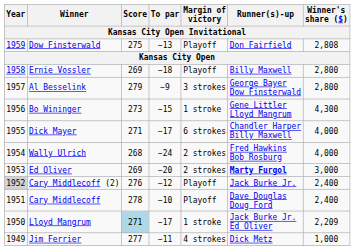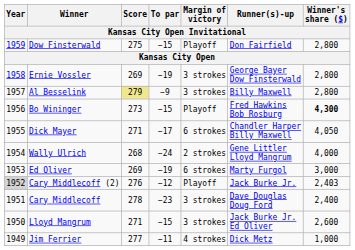(165, 46) −13 -> (165, 46) −15
(326, 46) 2,808 -> (326, 46) 2,800
(165, 71) −18 -> (165, 76) −19
(200, 71) Playoff -> (205, 76) 3 strokes
(261, 71) Billy Maxwell -> (265, 76) George Bayer Dow Finsterwald
(135, 88) no background -> (135, 93) khaki background
(265, 88) George Bayer Dow Finsterwald -> (261, 93) Billy Maxwell
(202, 110) 1 stroke -> (200, 110) Playoff
(261, 110) Gene Littler Lloyd Mangrum -> (258, 110) Fred Hawkins Bob Rosburg
(326, 110) normal -> (326, 110) bold
(326, 132) 4,000 -> (326, 132) 4,050
(258, 153) Fred Hawkins Bob Rosburg -> (261, 153) Gene Littler Lloyd Mangrum
(165, 171) −20 -> (165, 171) −19
(205, 171) 2 strokes -> (205, 171) 6 strokes
(258, 171) bold -> (258, 171) normal
(326, 183) 2,400 -> (326, 183) 2,403
(165, 201) −10 -> (165, 201) −23
(200, 201) Playoff -> (205, 201) 3 strokes
(135, 222) lightblue background -> (135, 222) no background
(165, 222) −17 -> (165, 222) −15
(202, 222) 1 stroke -> (205, 222) 3 strokes
(326, 222) 2,209 -> (326, 222) 2,600
